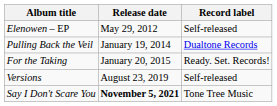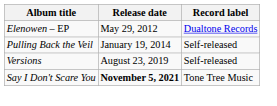(210, 28) Self-released -> (221, 28) Dualtone Records
(221, 45) Dualtone Records -> (210, 45) Self-released
- row: (37, 61)
